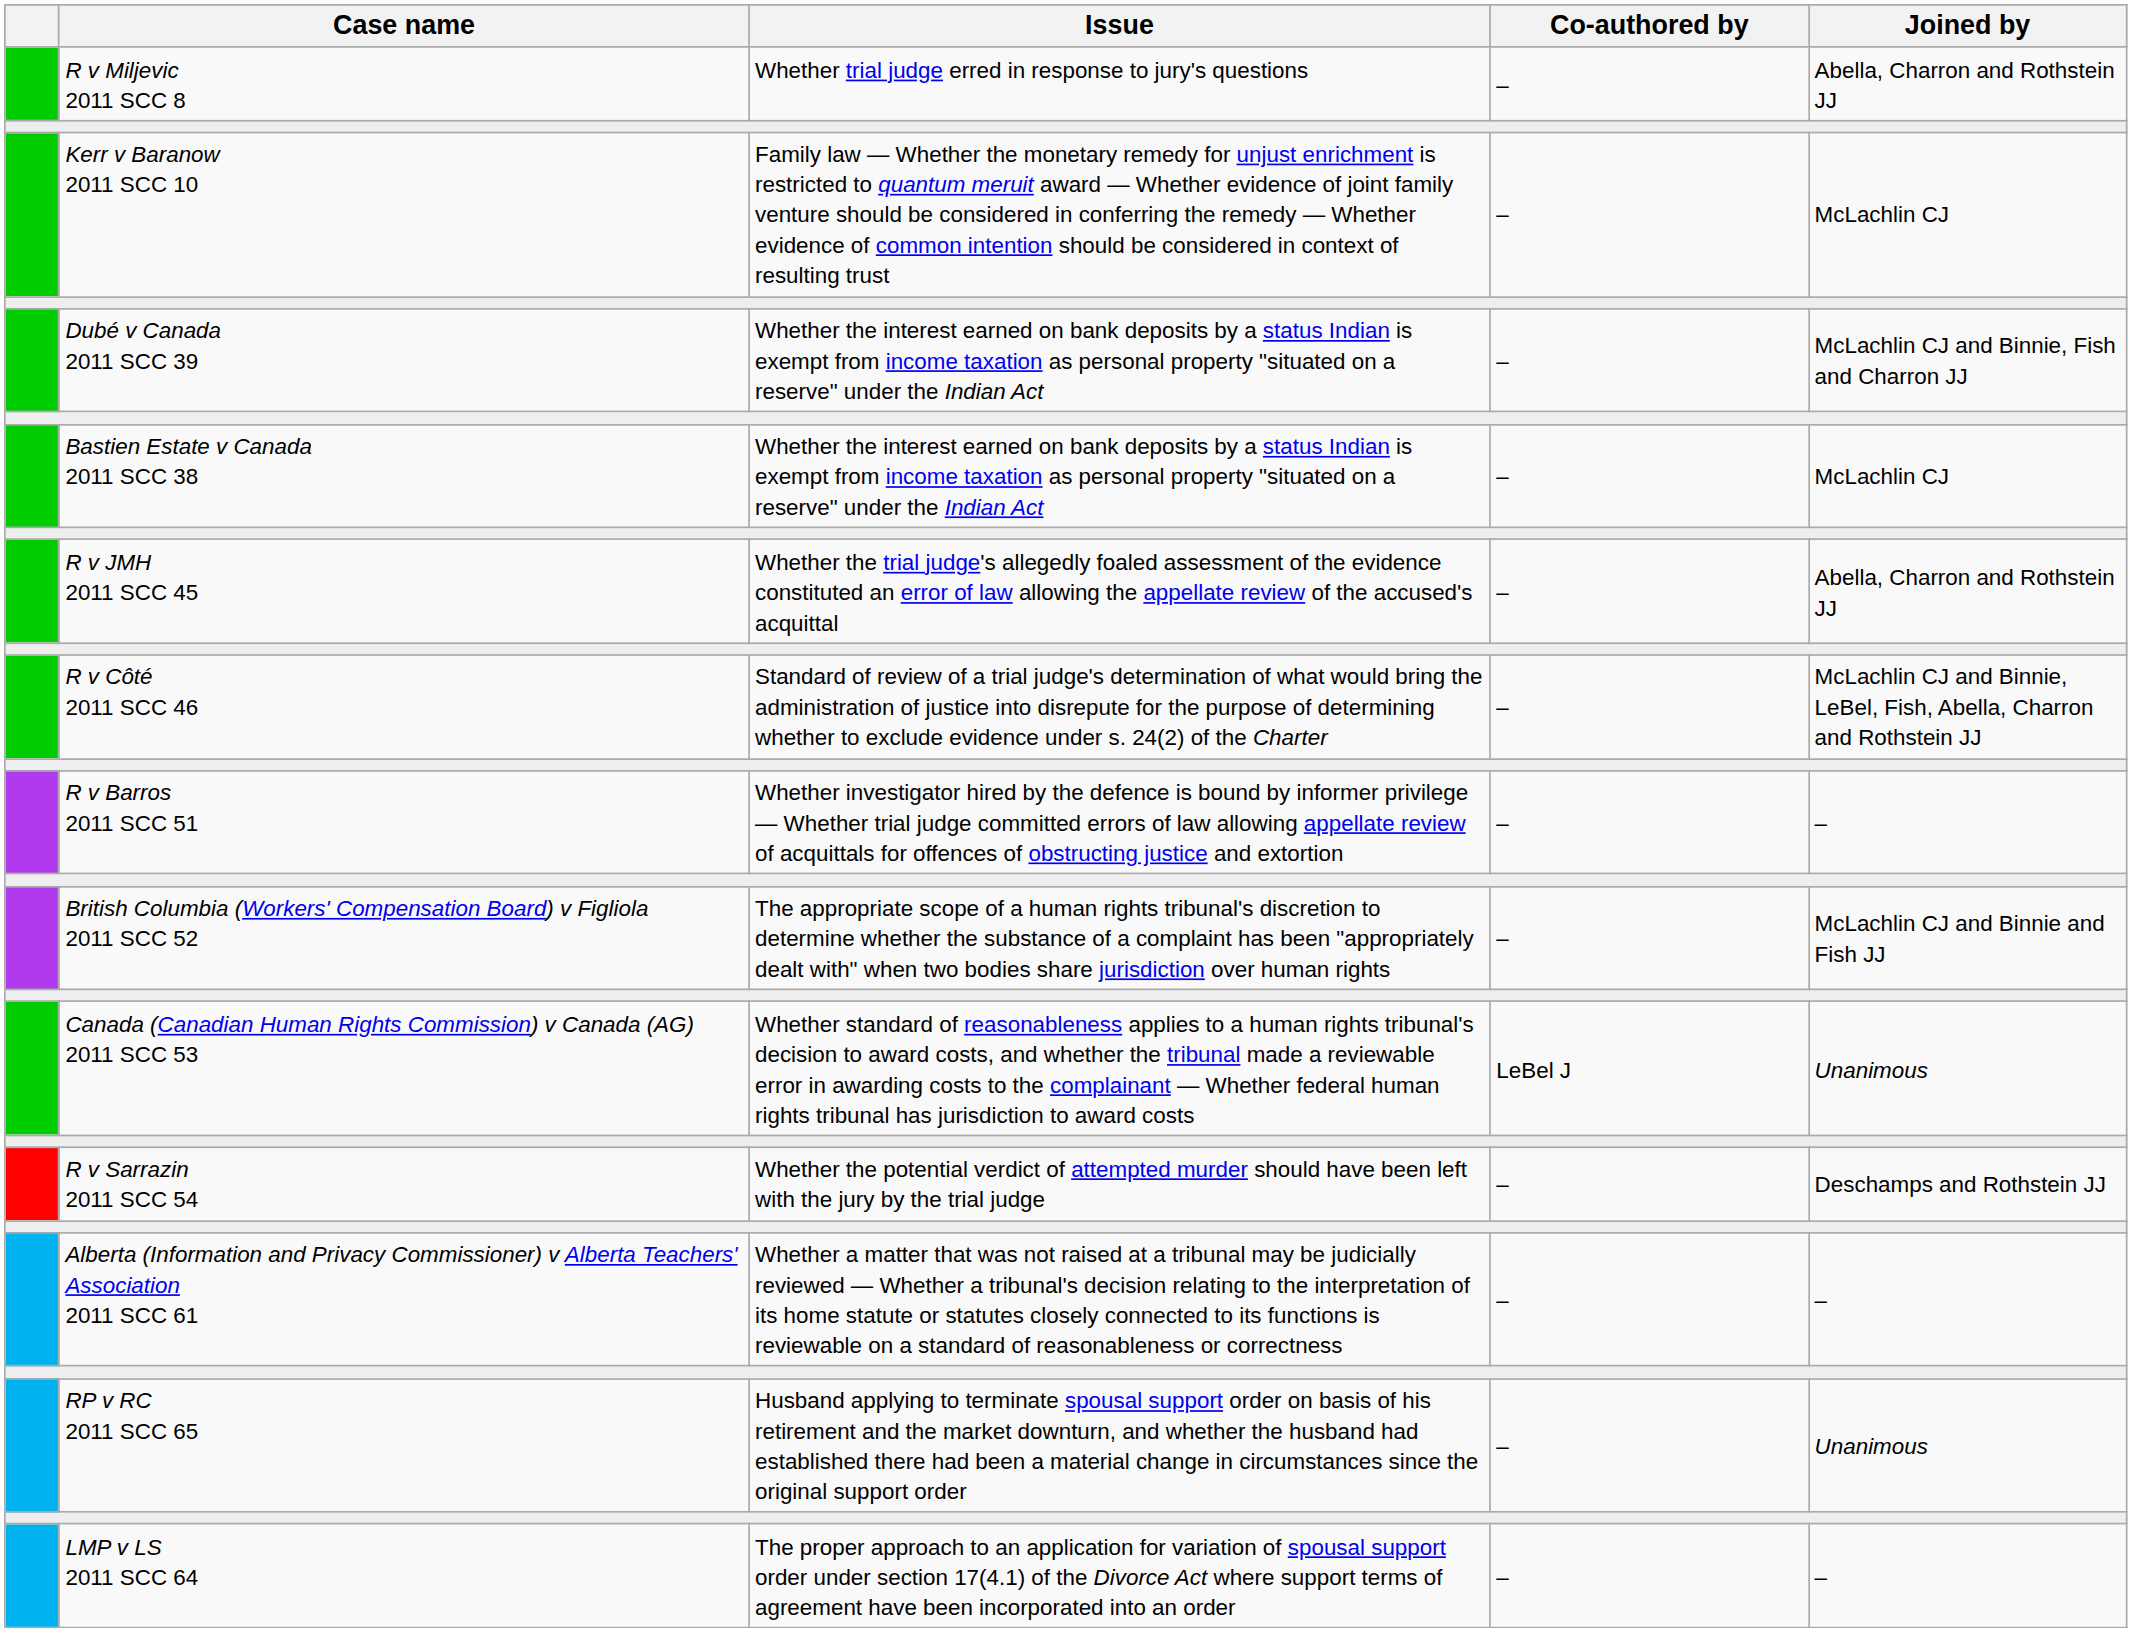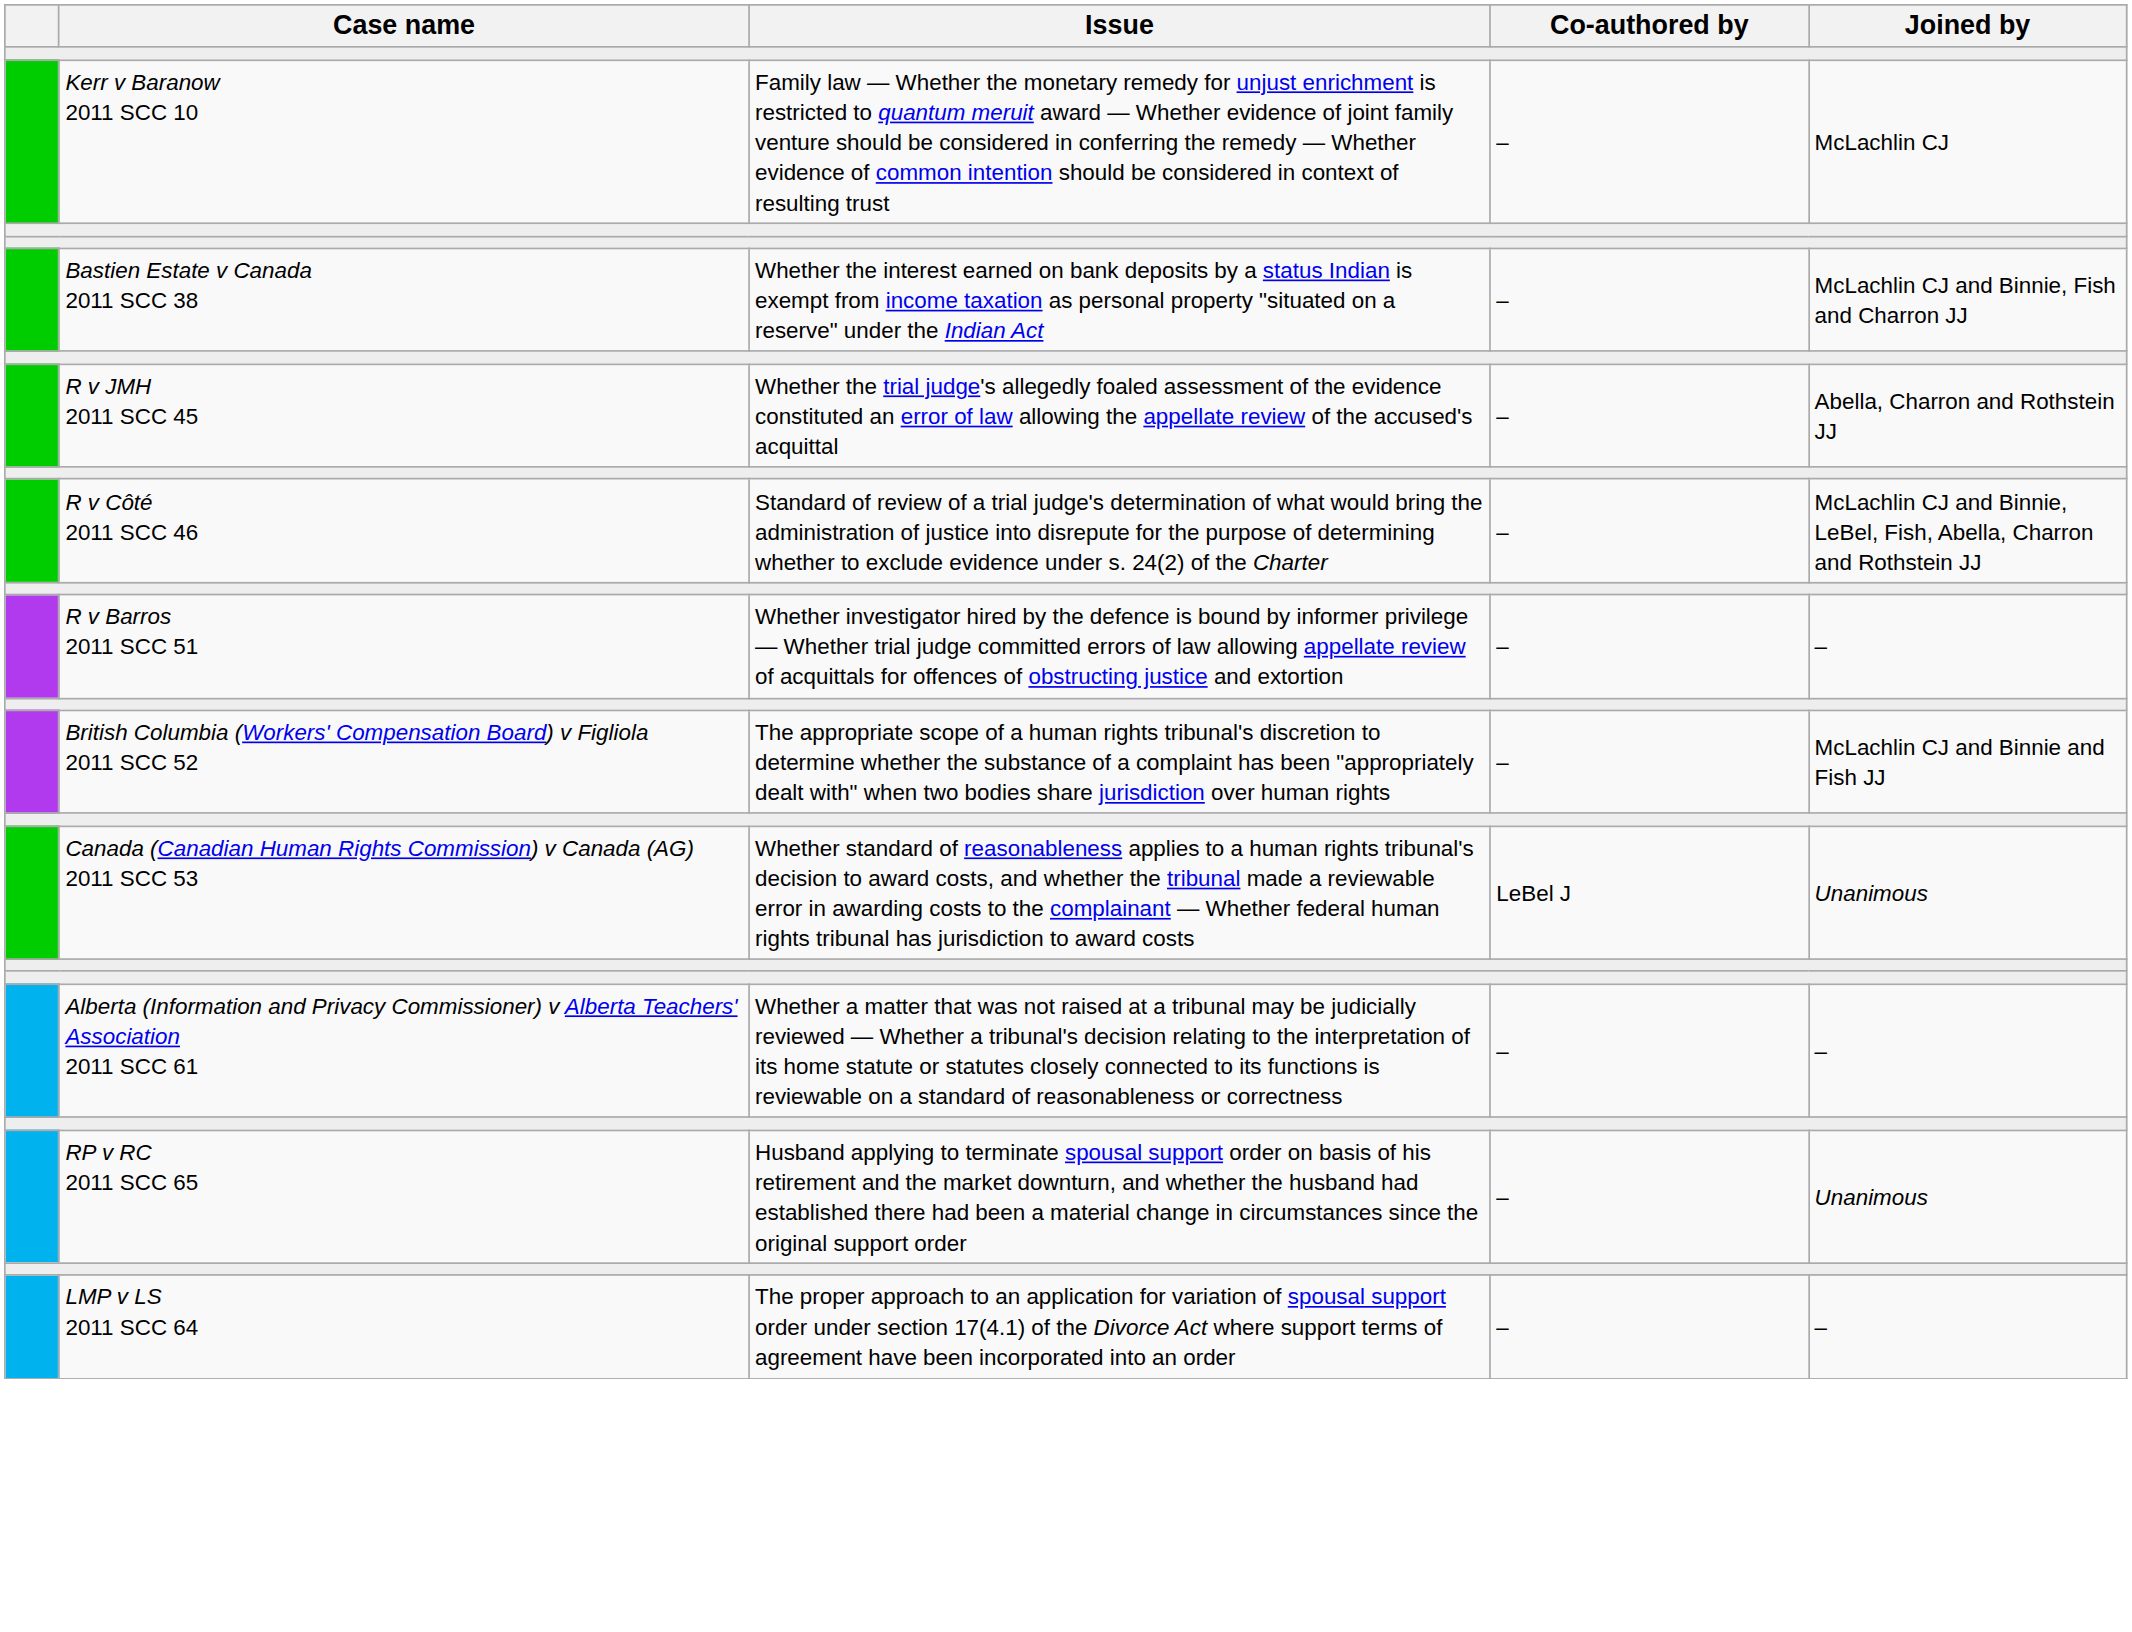- row: (126, 85)
- row: (143, 346)
(1882, 477) McLachlin CJ -> (1965, 301) McLachlin CJ and Binnie, Fish and Charron JJ
- row: (132, 1185)
